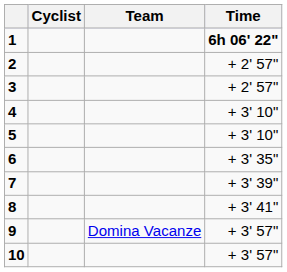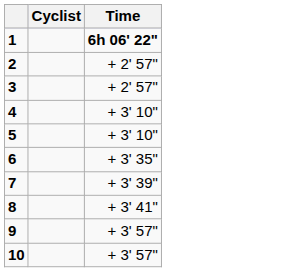- column: (145, 16)
